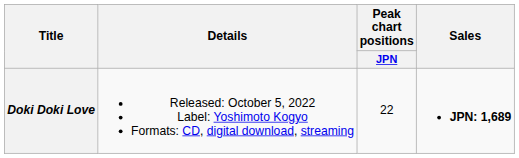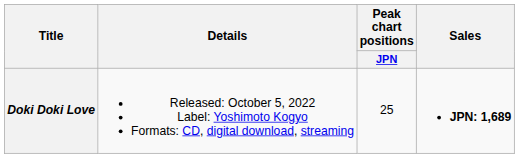(387, 110) 22 -> (387, 110) 25
